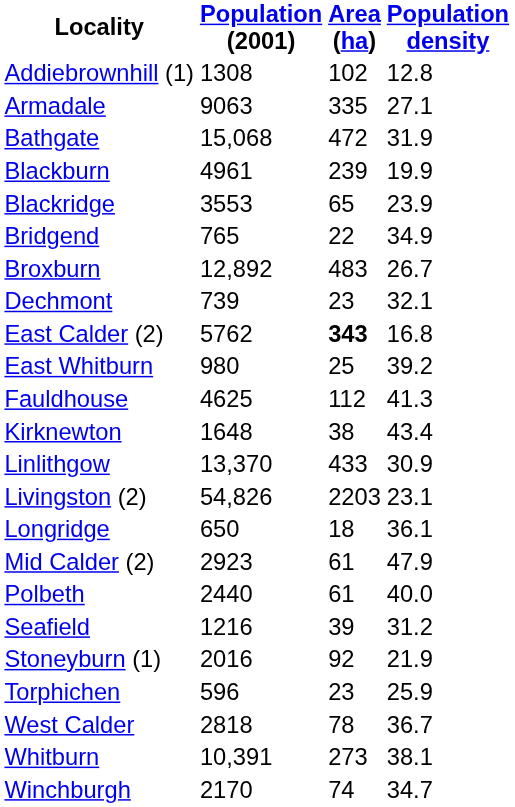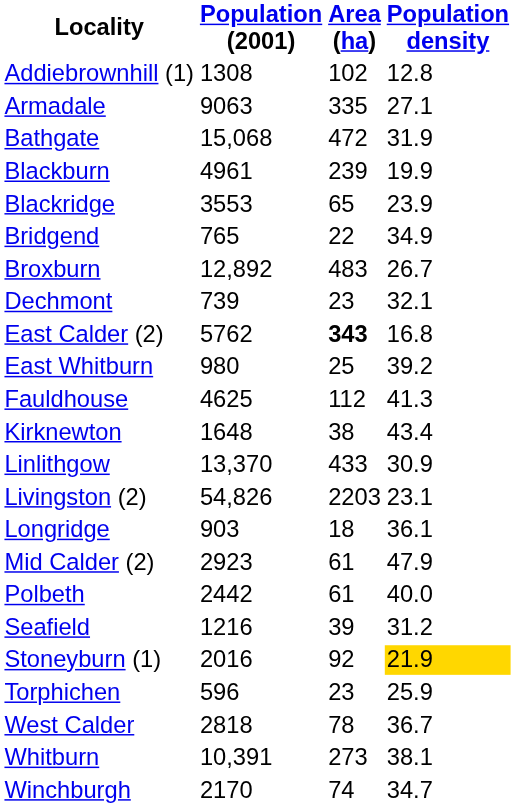(220, 529) 650 -> (220, 529) 903
(226, 594) 2440 -> (226, 594) 2442
(410, 659) no background -> (410, 659) gold background
